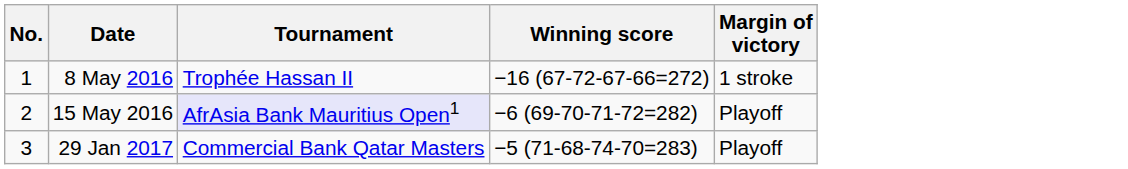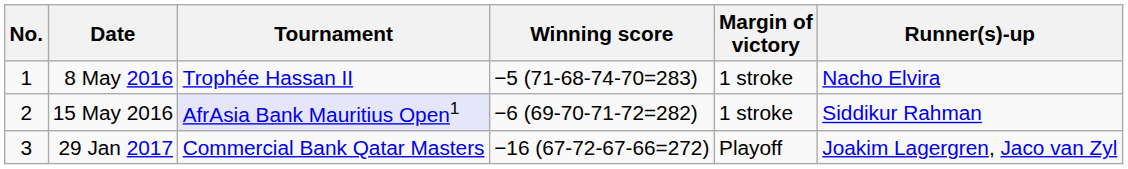+ column: (970, 33)
(602, 78) −16 (67-72-67-66=272) -> (596, 78) −5 (71-68-74-70=283)
(751, 113) Playoff -> (756, 113) 1 stroke
(596, 148) −5 (71-68-74-70=283) -> (602, 148) −16 (67-72-67-66=272)
